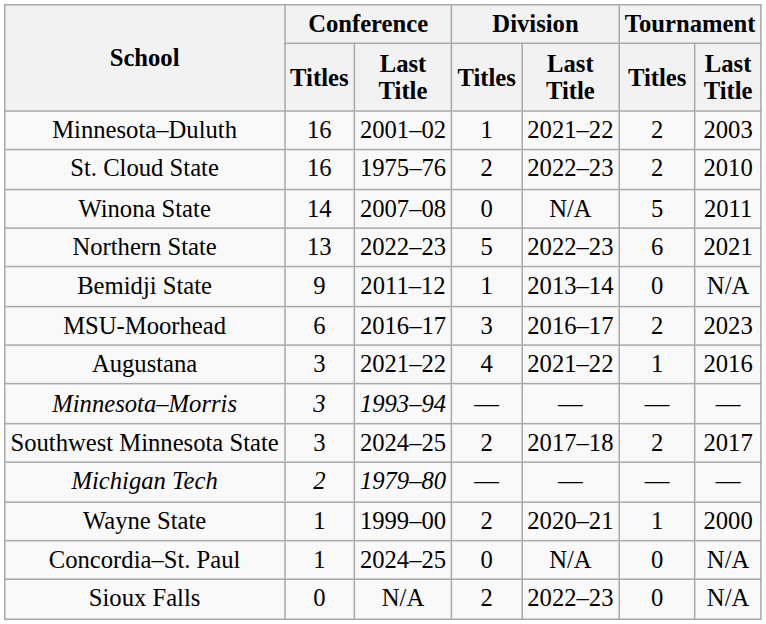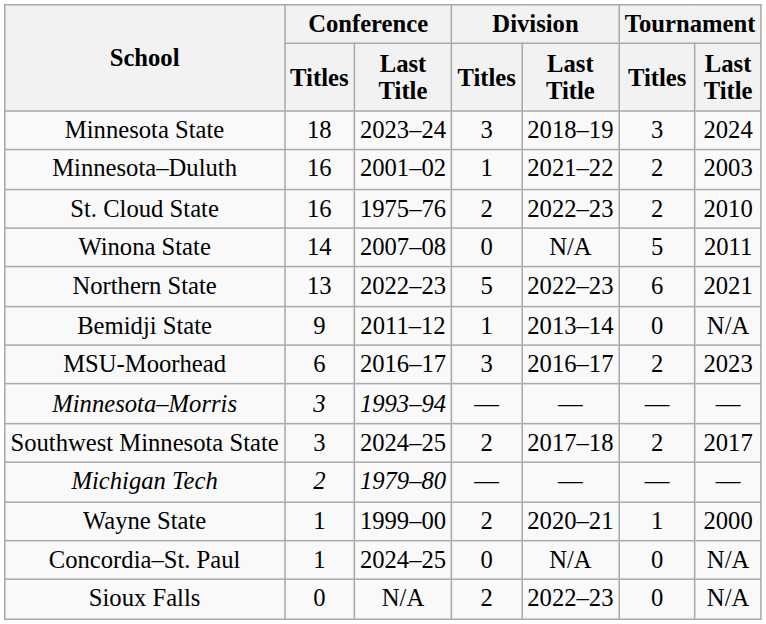+ row: (145, 129)
- row: (145, 364)
